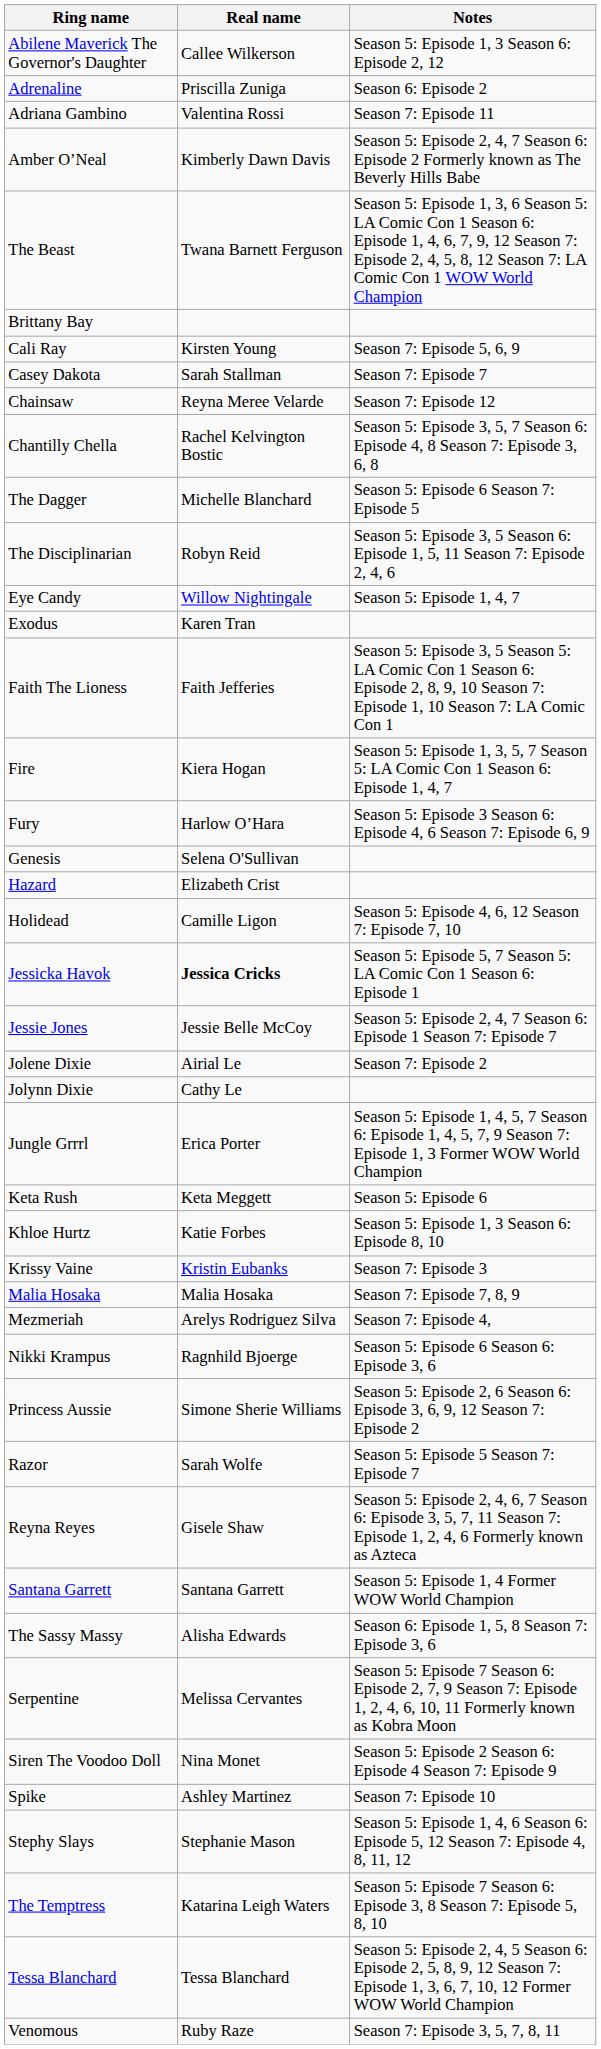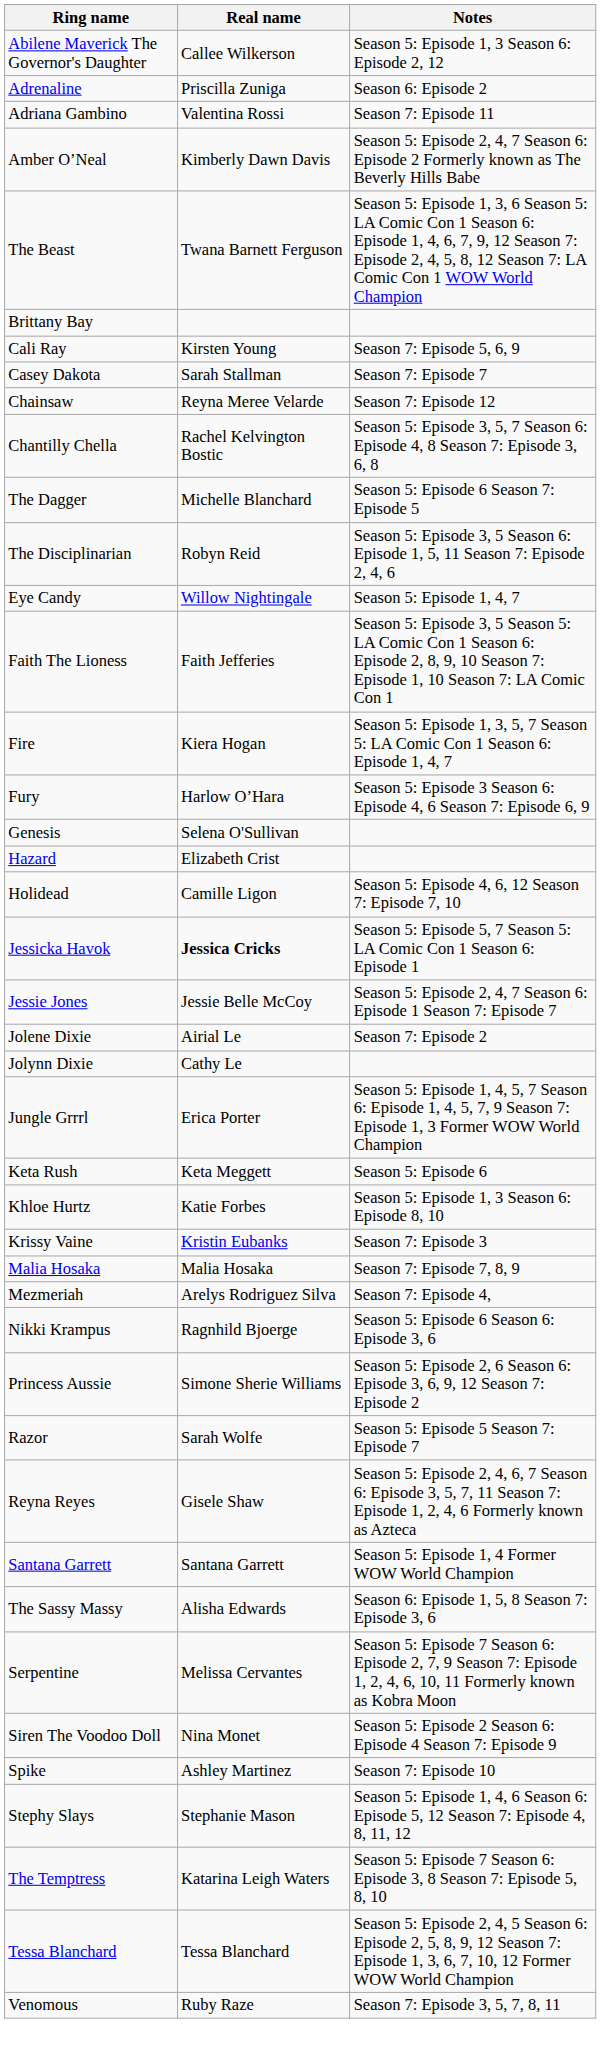- row: (33, 624)
